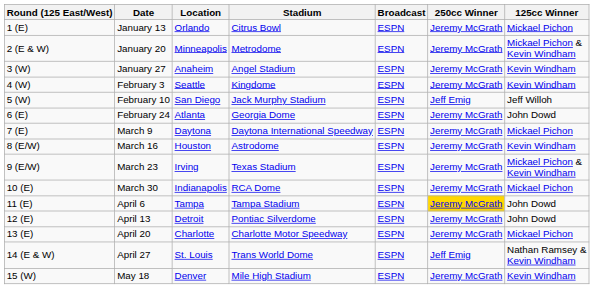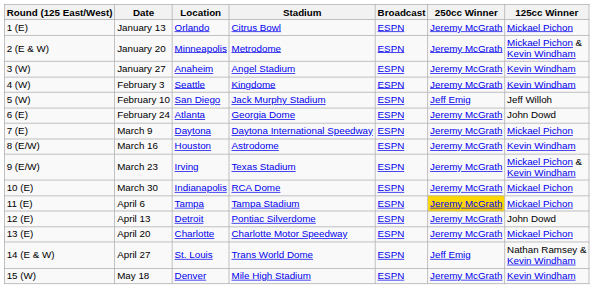(532, 203) John Dowd -> (540, 203) Mickael Pichon
